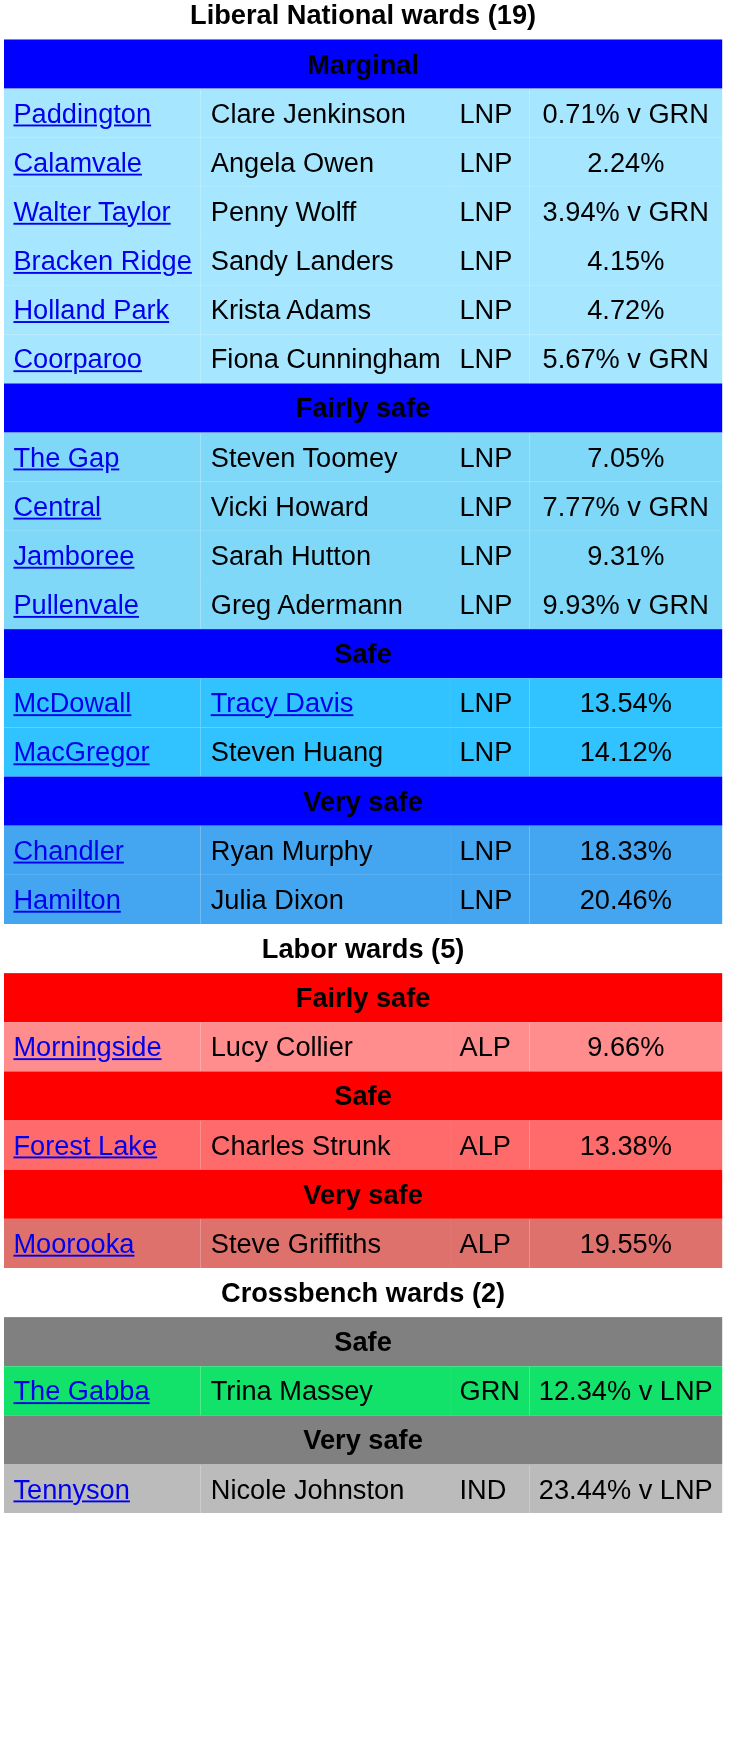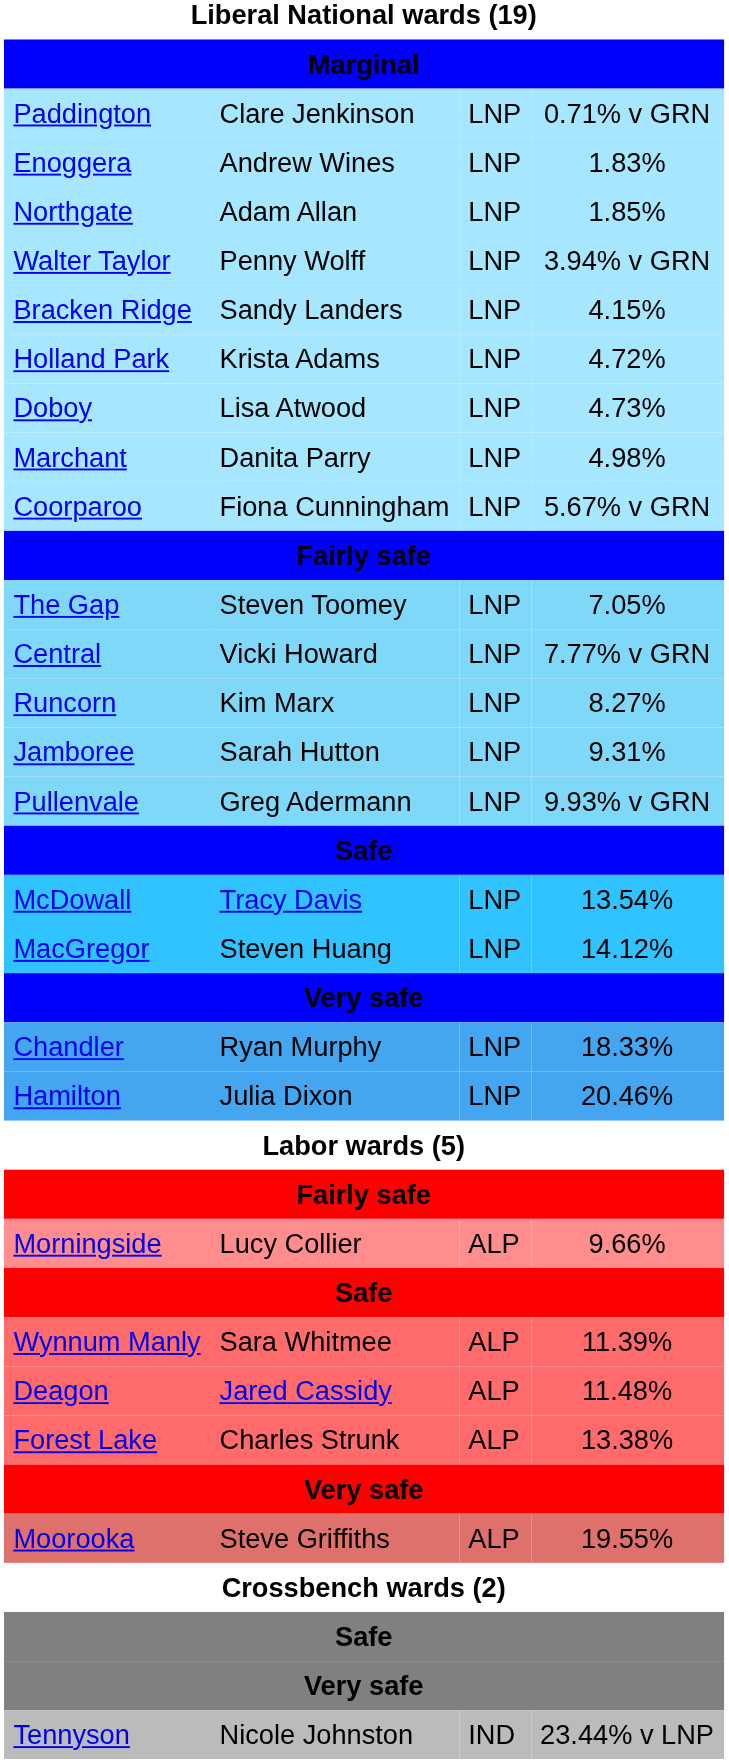+ row: (72, 162)
+ row: (73, 211)
- row: (78, 162)
+ row: (53, 408)
+ row: (70, 457)
+ row: (65, 702)
+ row: (107, 1341)
+ row: (61, 1390)
- row: (82, 1390)
